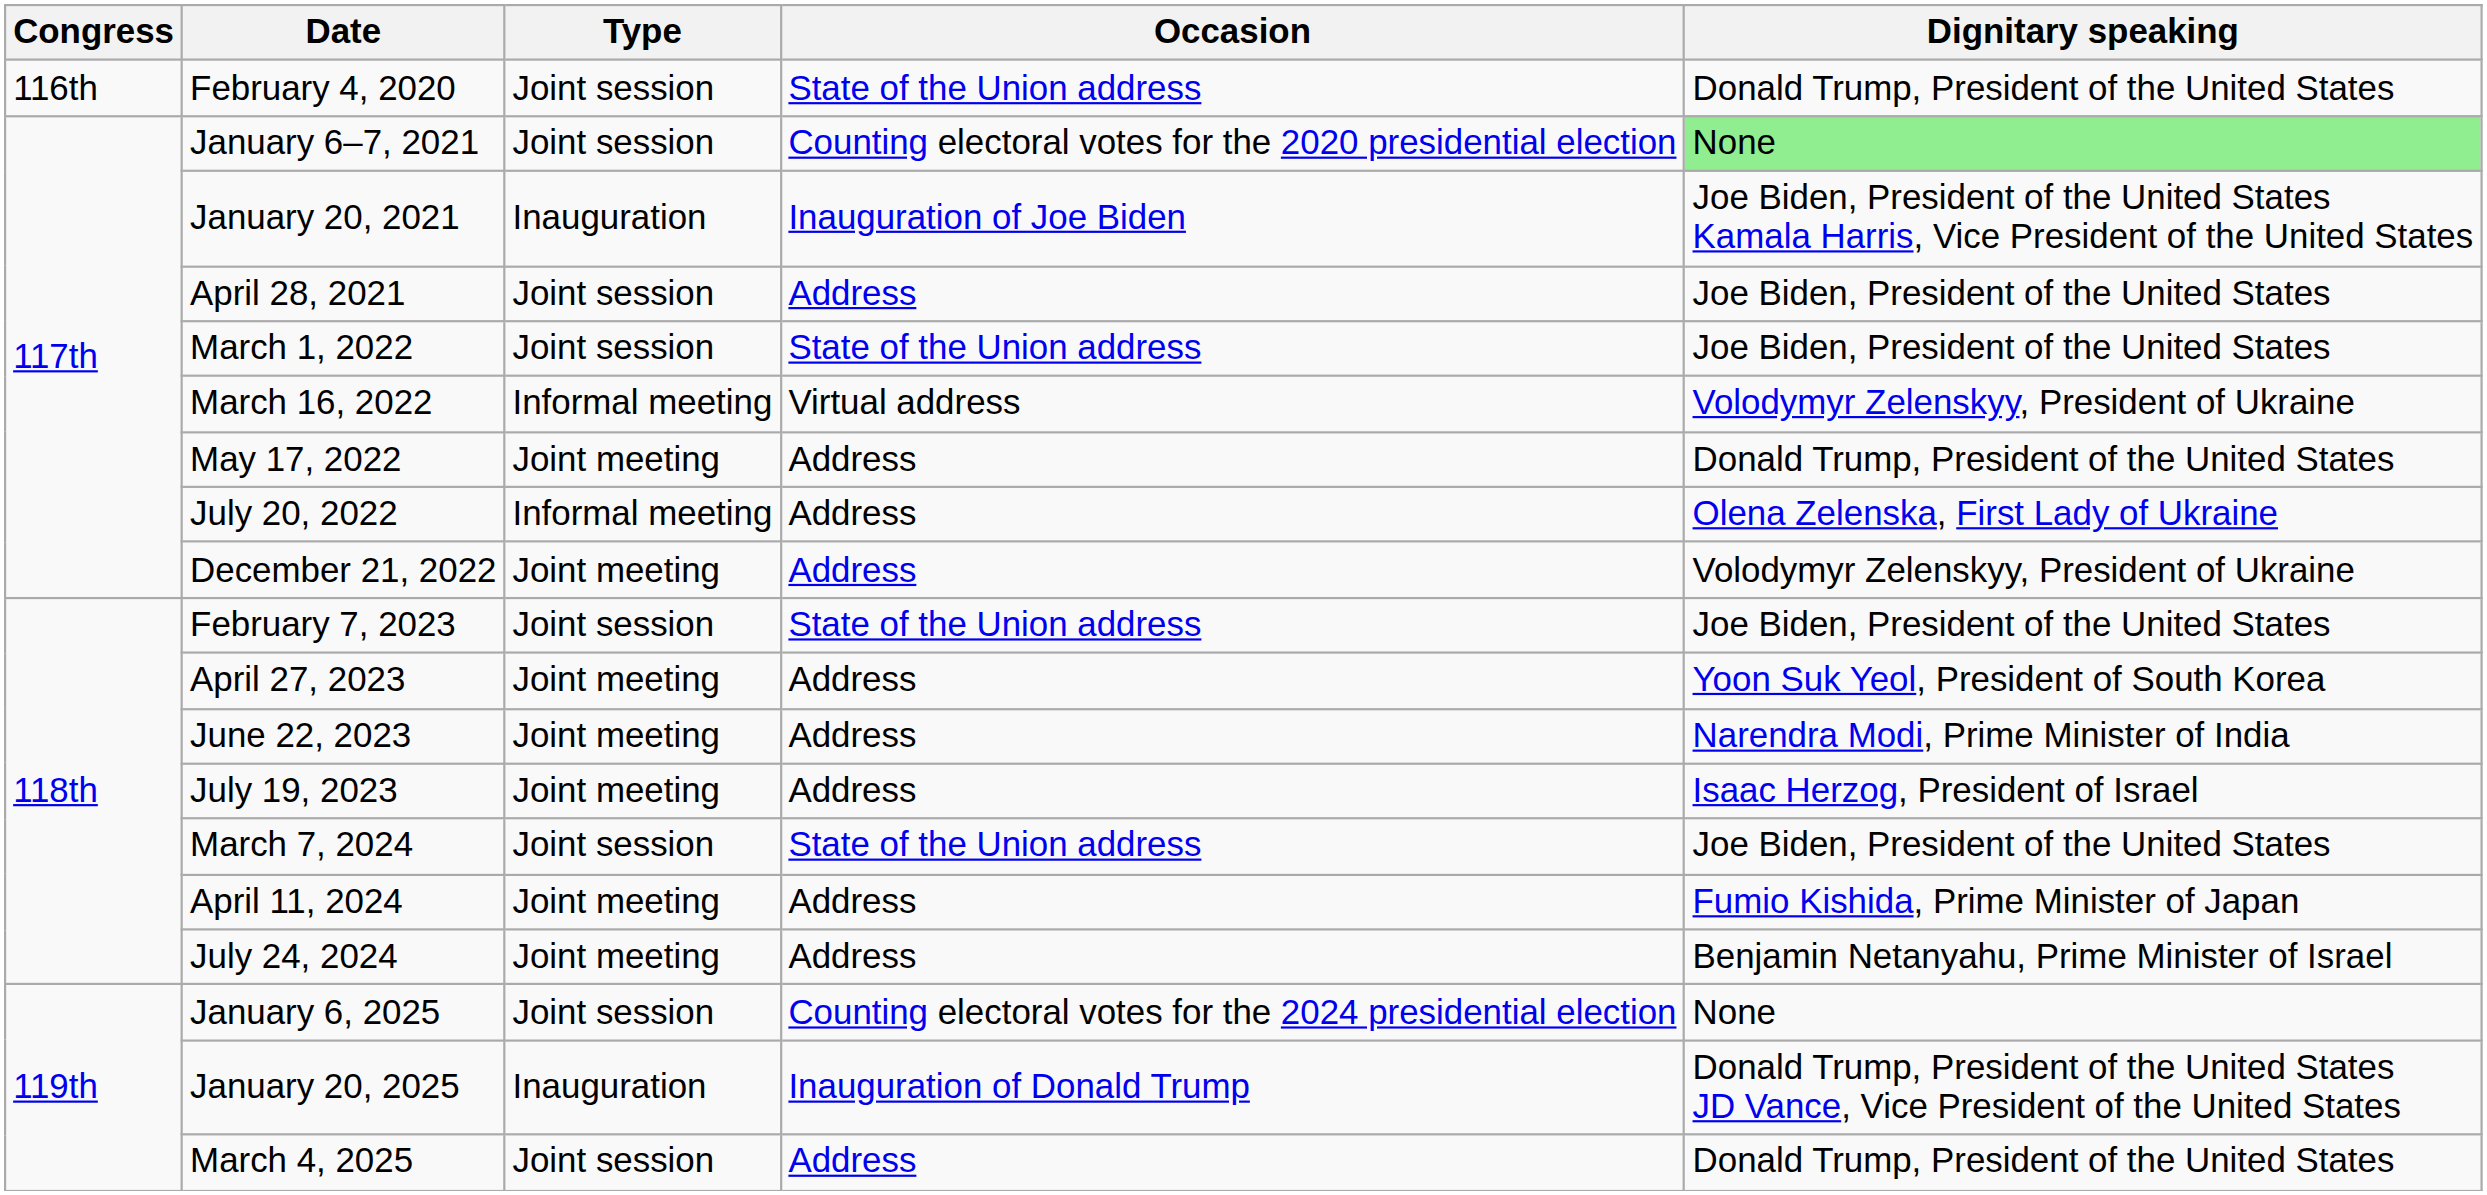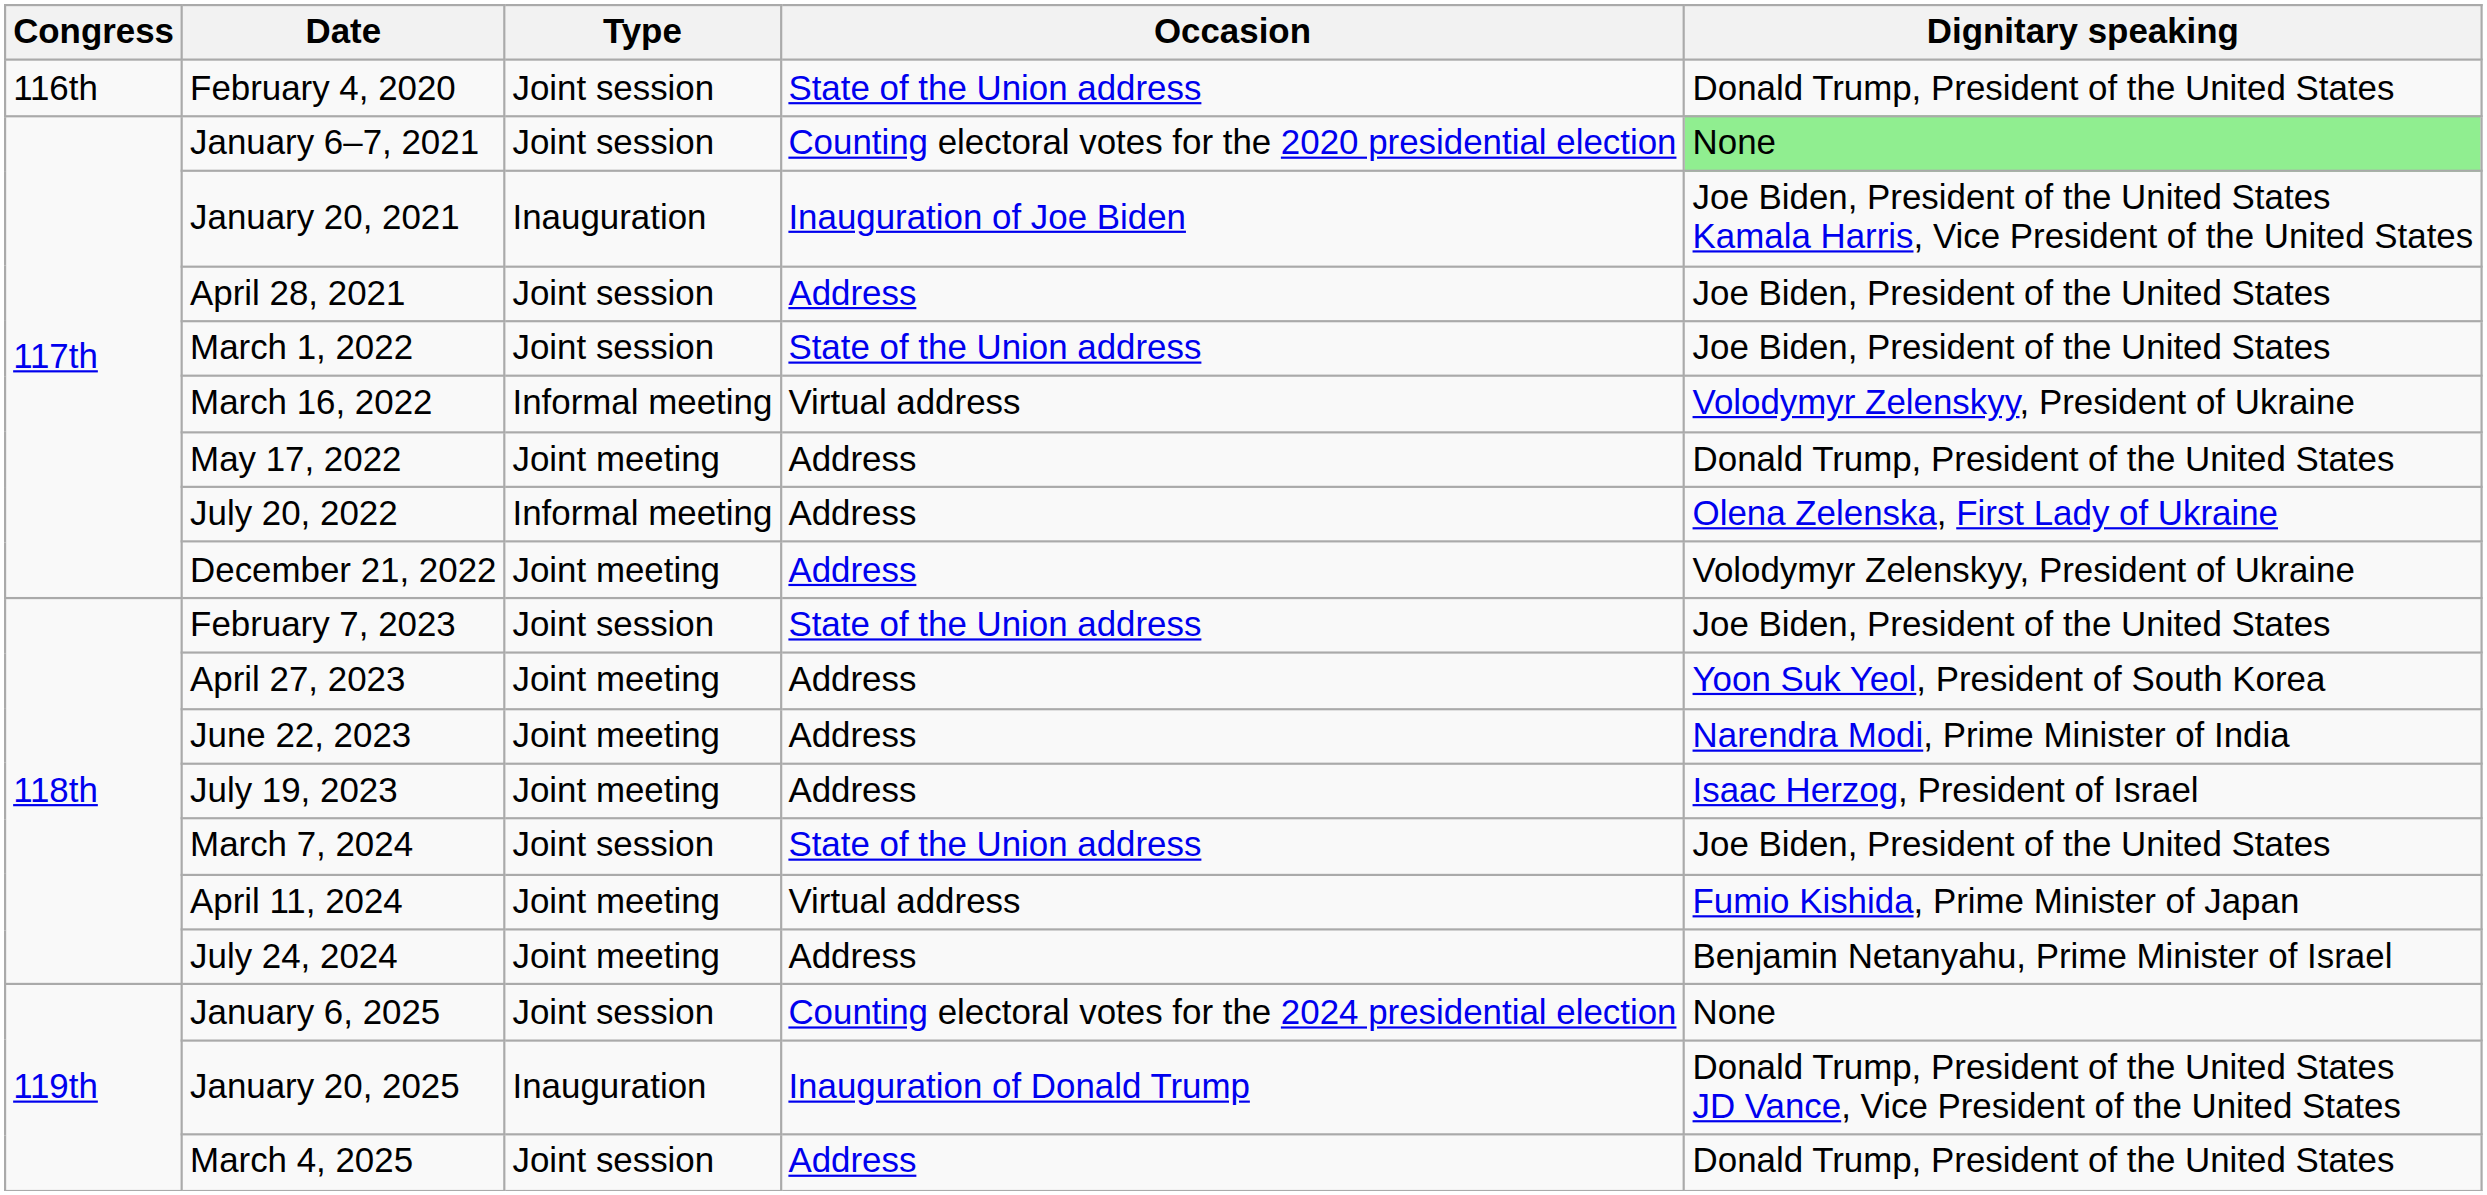(852, 901) Address -> (904, 901) Virtual address
